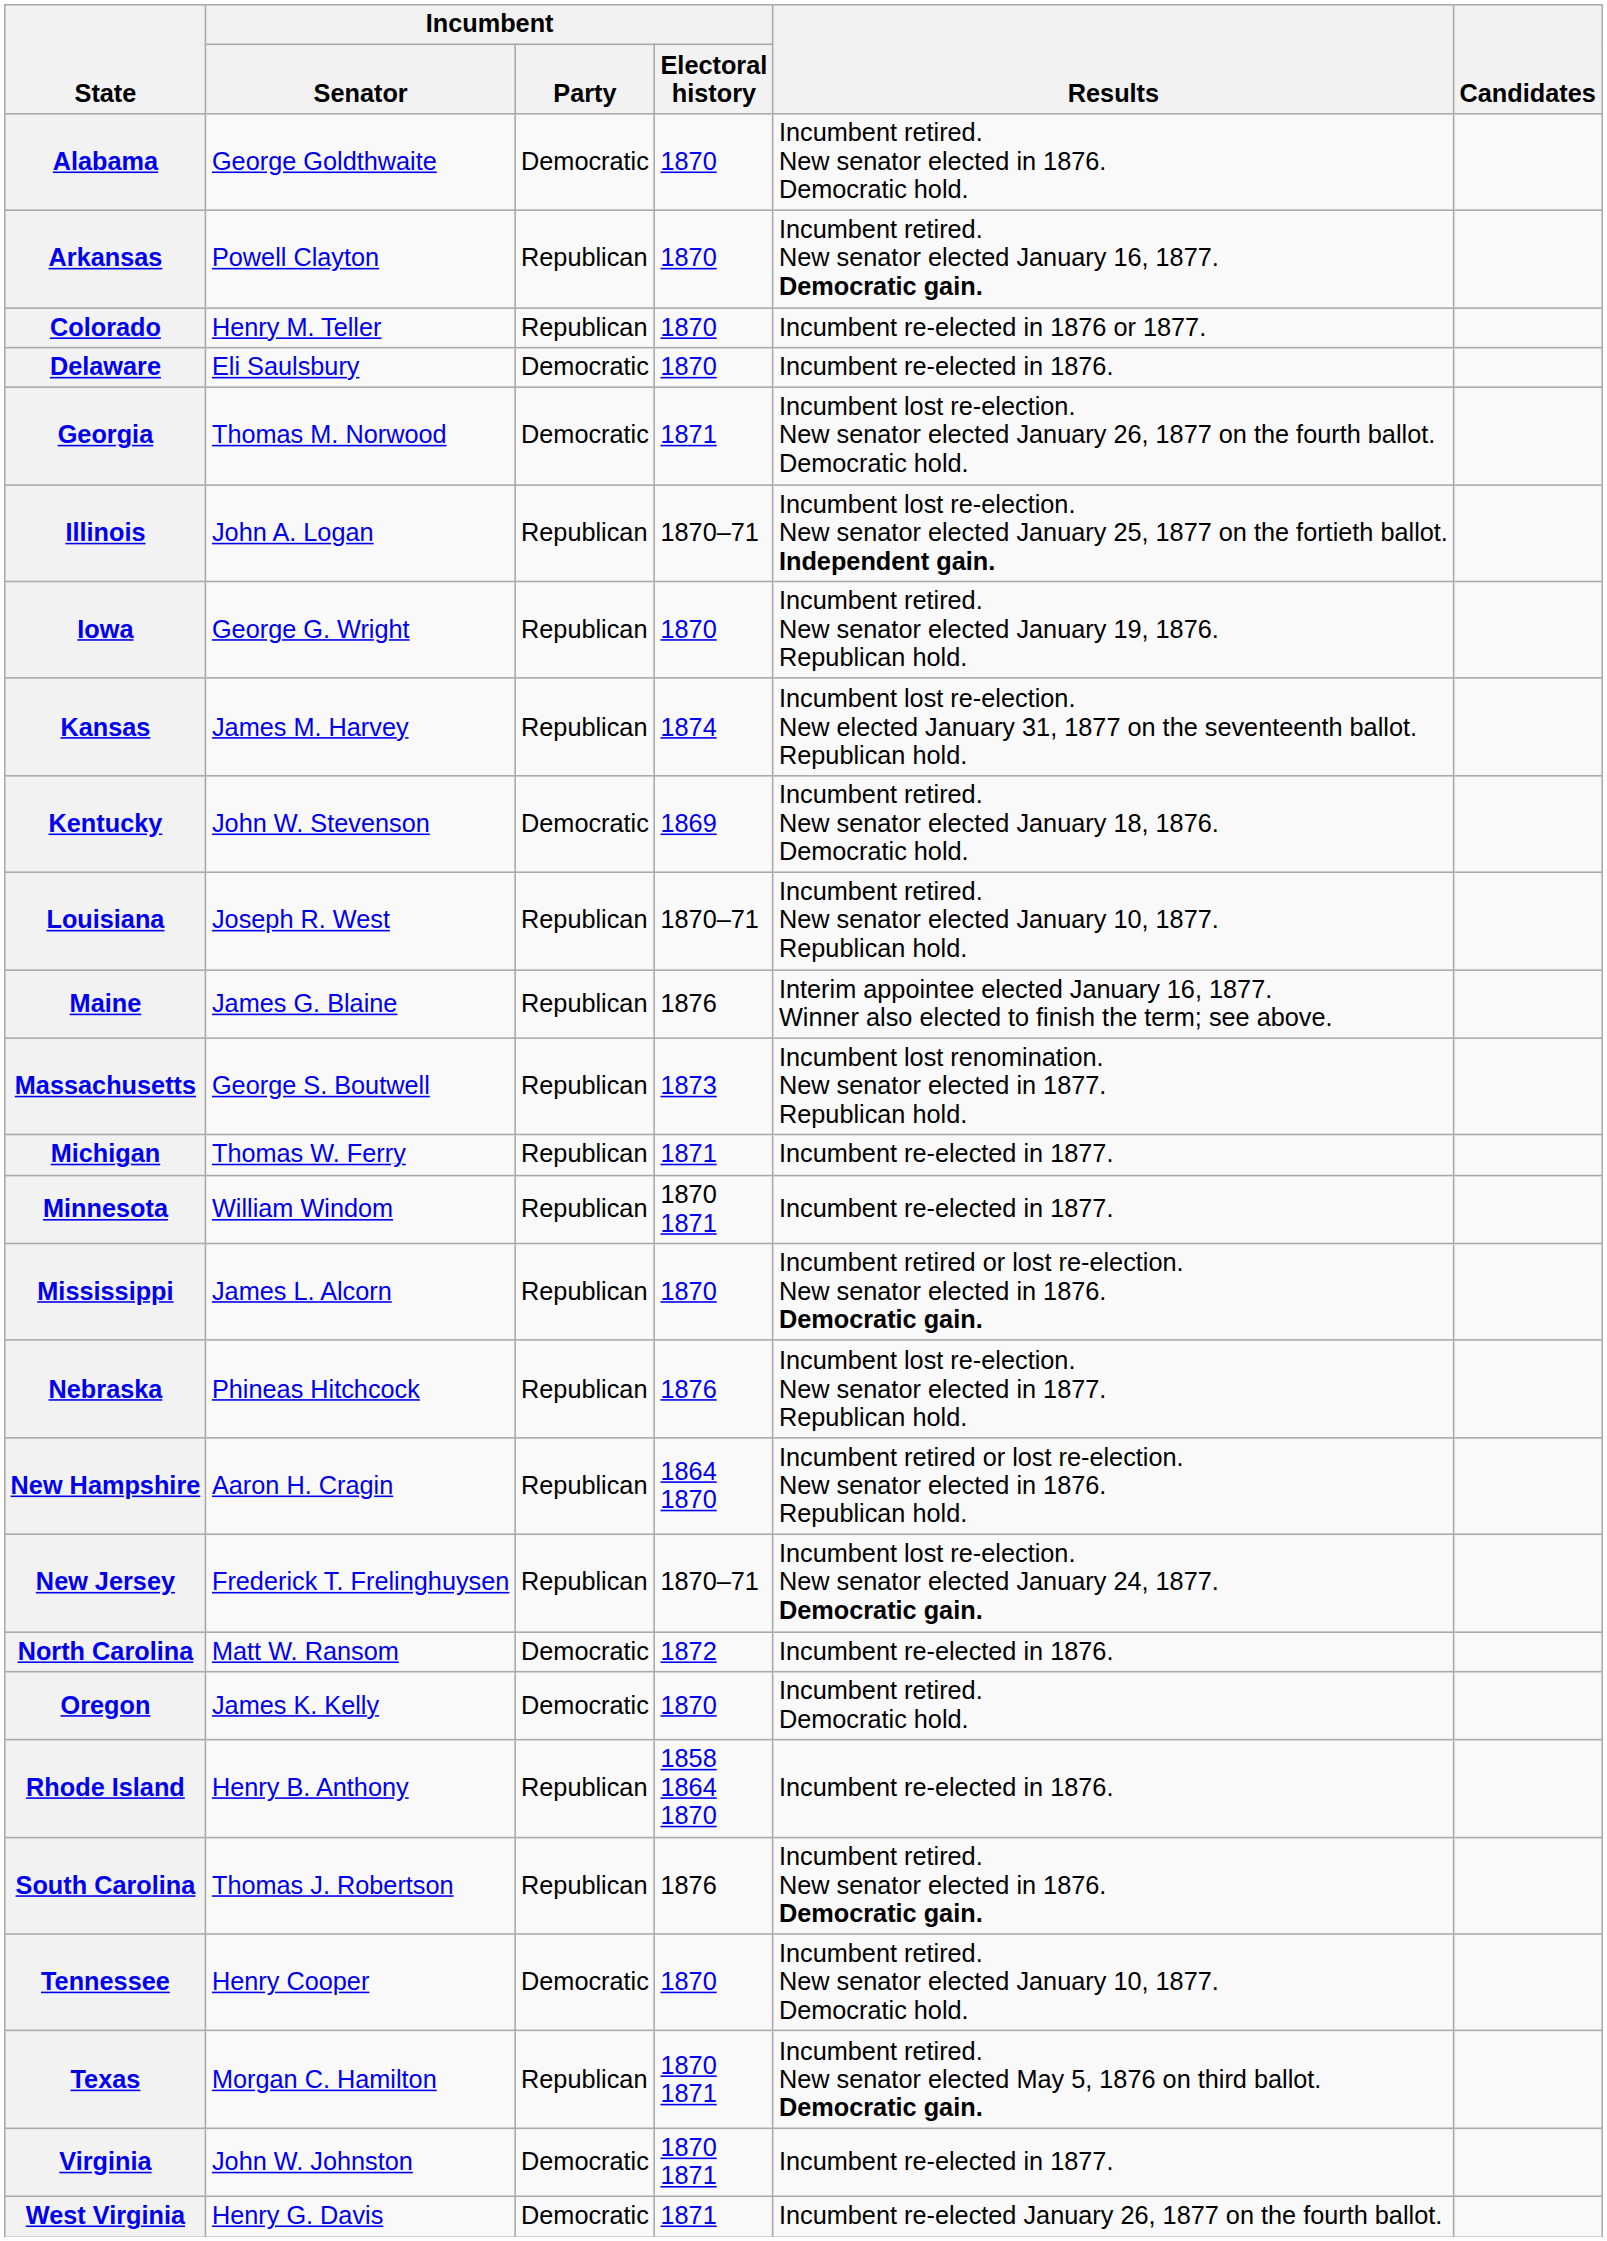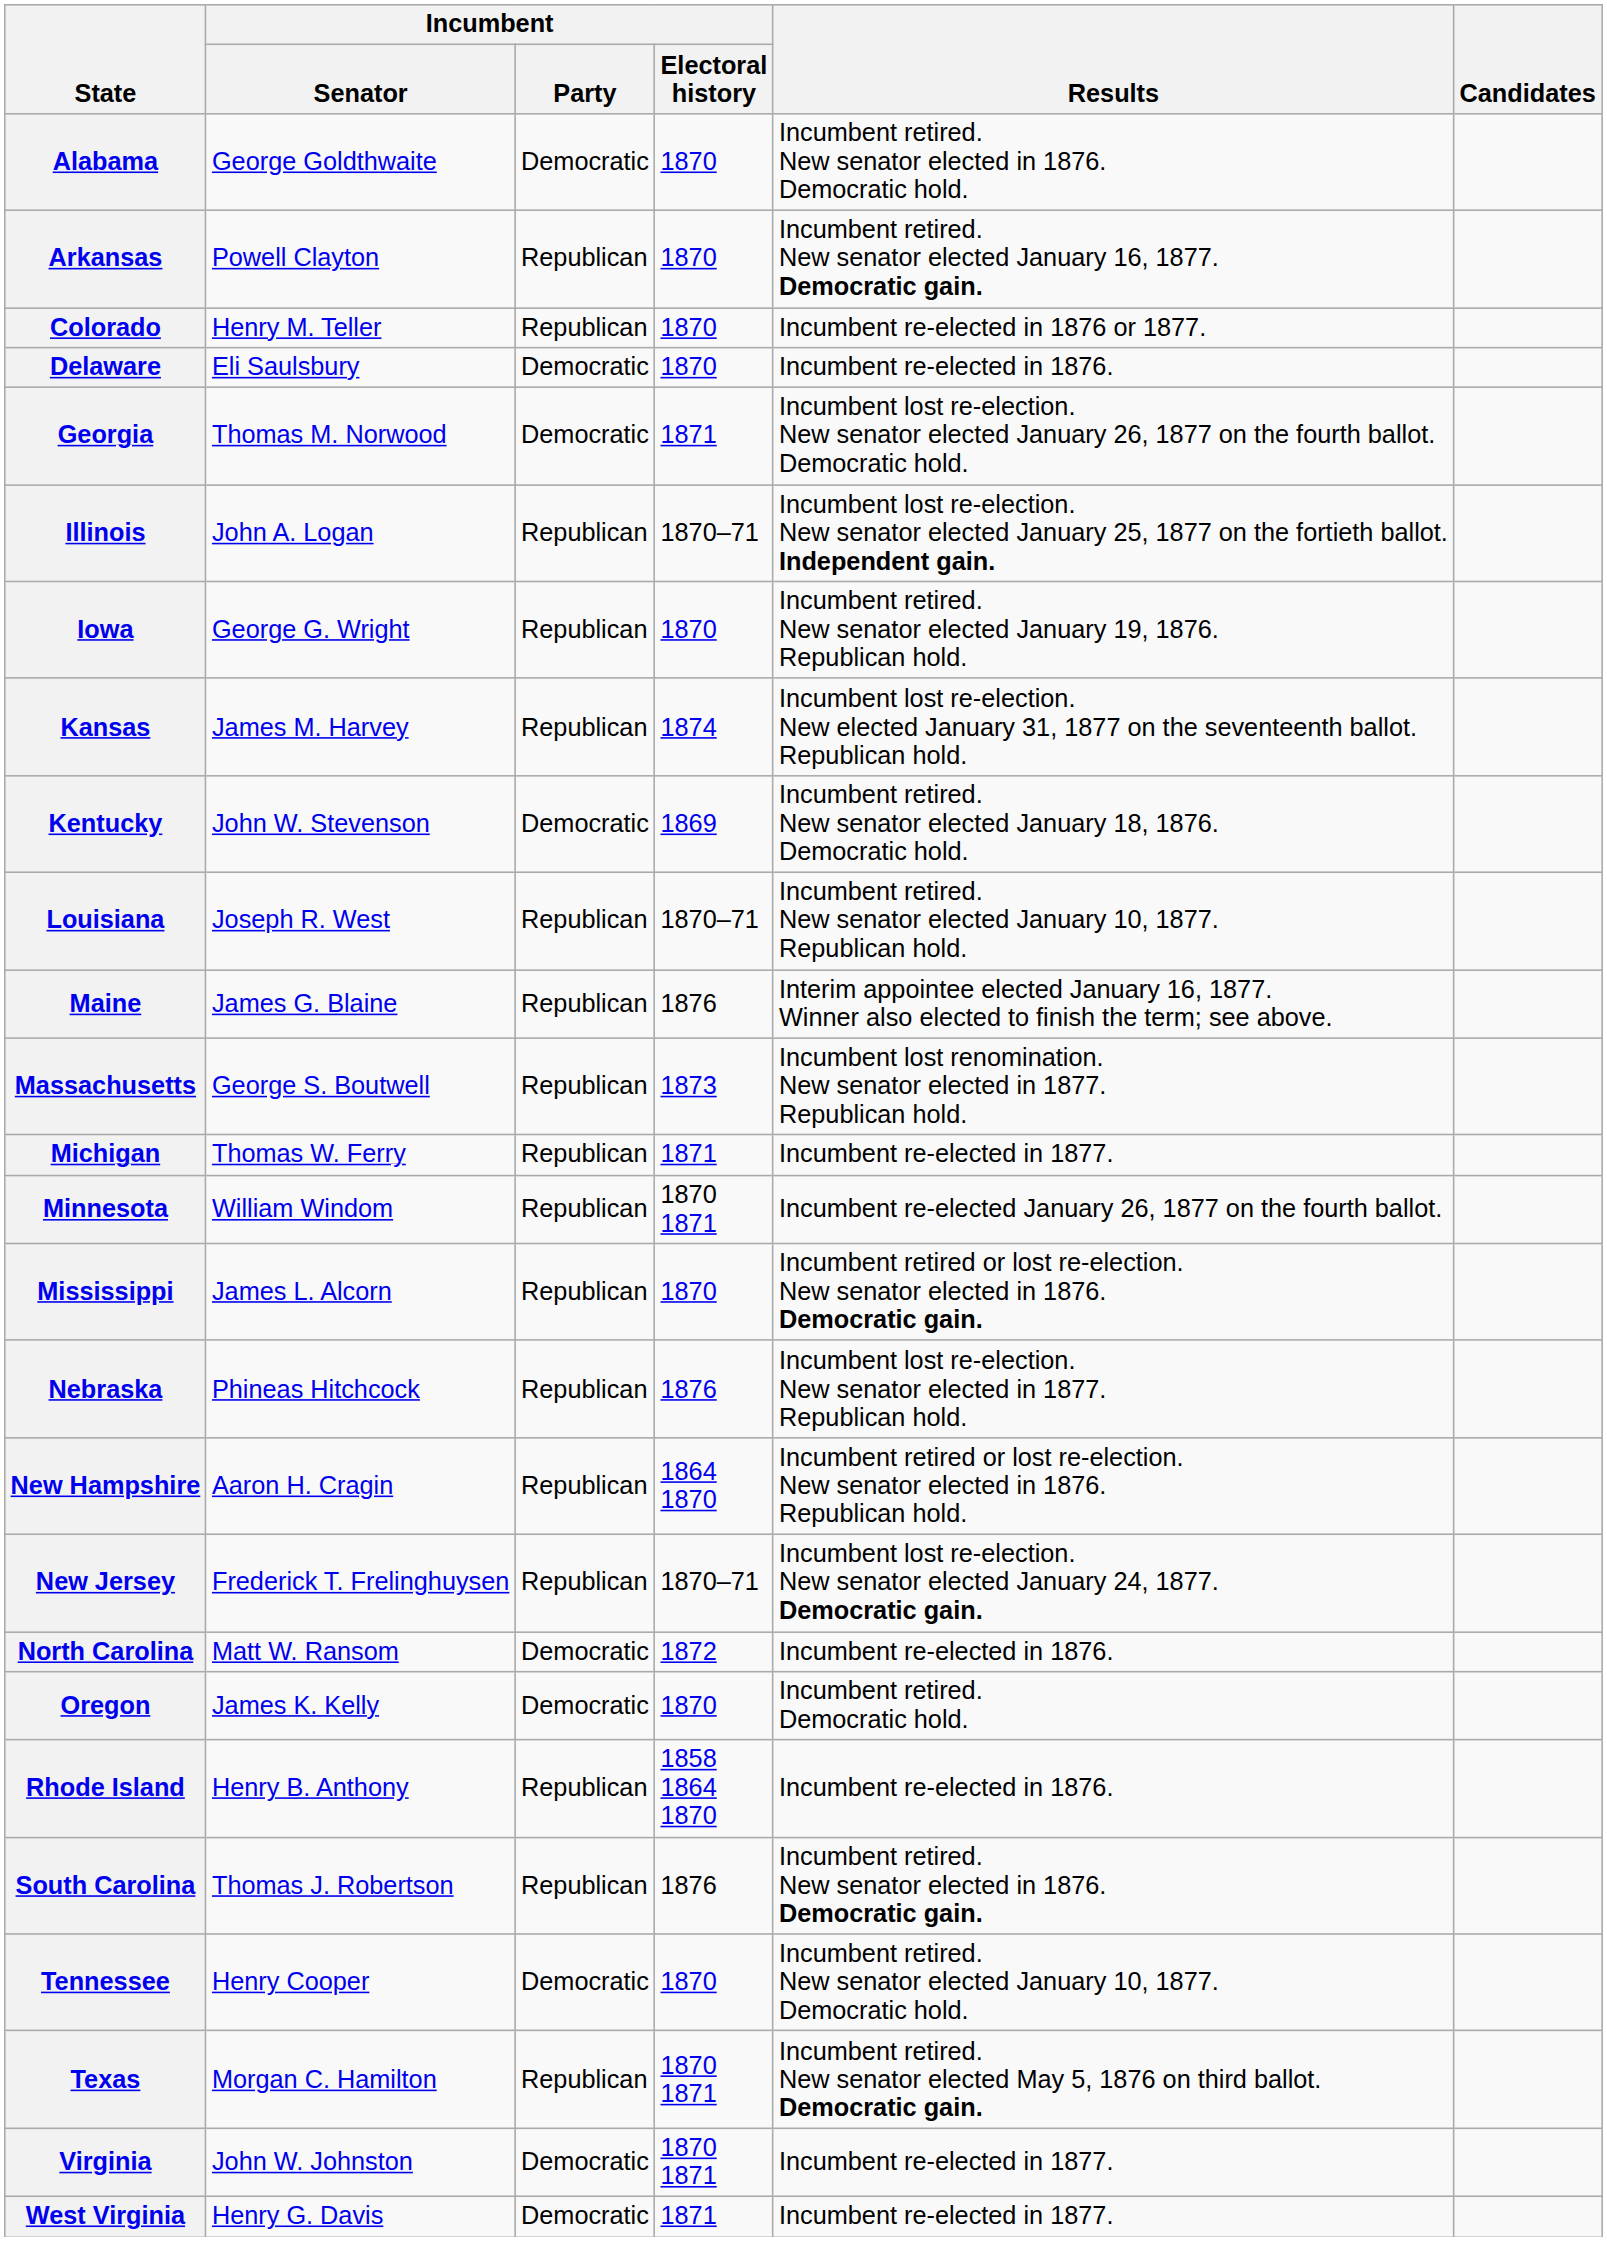(946, 1208) Incumbent re-elected in 1877. -> (1111, 1208) Incumbent re-elected January 26, 1877 on the fourth ballot.
(1111, 2216) Incumbent re-elected January 26, 1877 on the fourth ballot. -> (946, 2216) Incumbent re-elected in 1877.
